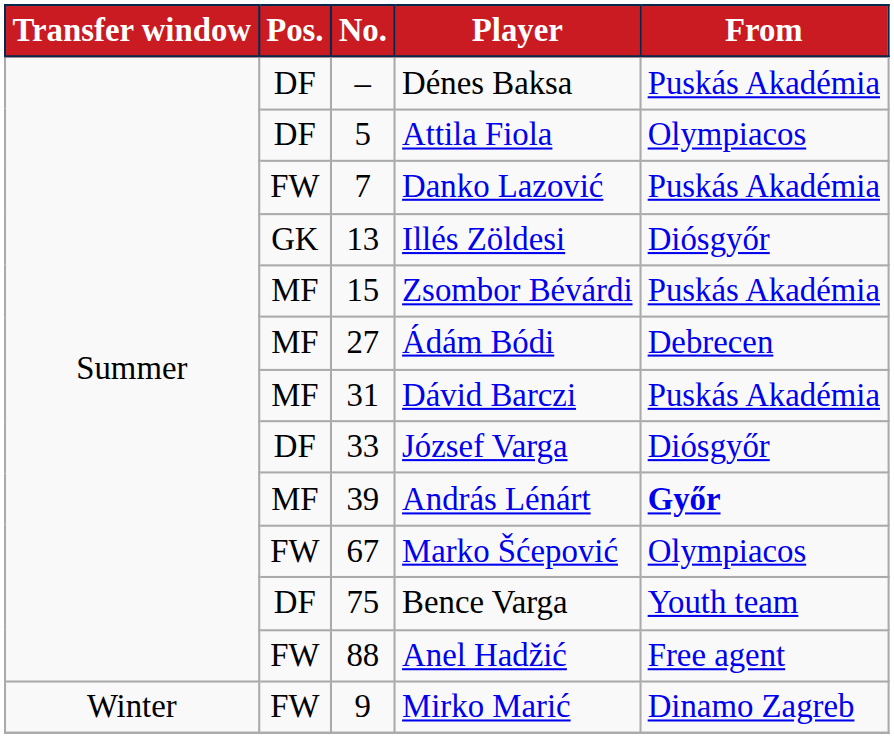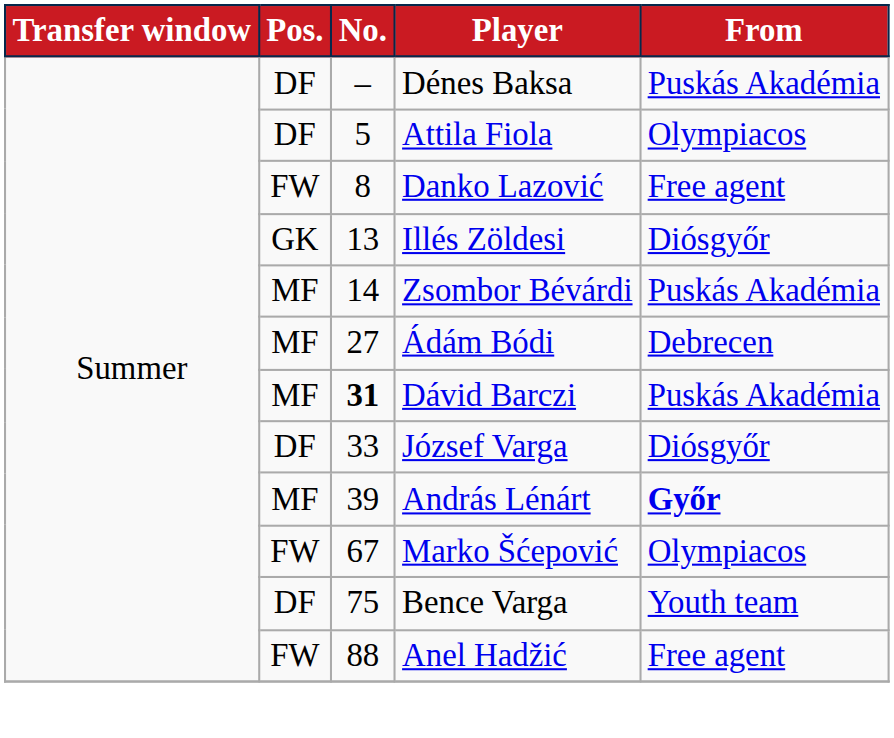(363, 186) 7 -> (363, 186) 8
(764, 186) Puskás Akadémia -> (716, 186) Free agent
(363, 290) 15 -> (363, 290) 14
(363, 394) normal -> (363, 394) bold
- row: (486, 706)
